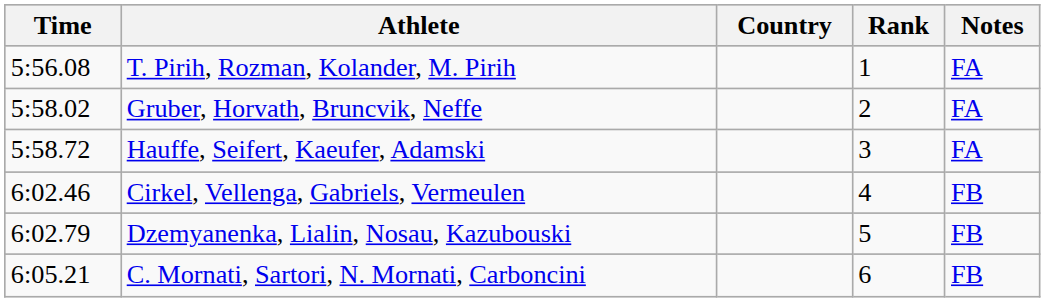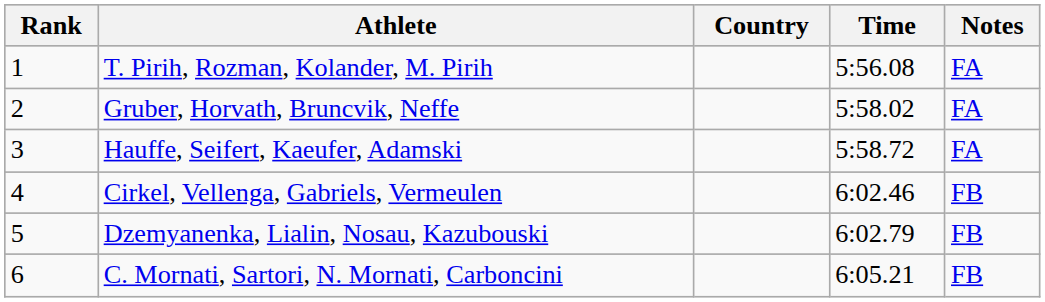columns swapped: (899, 25) <-> (63, 25)
